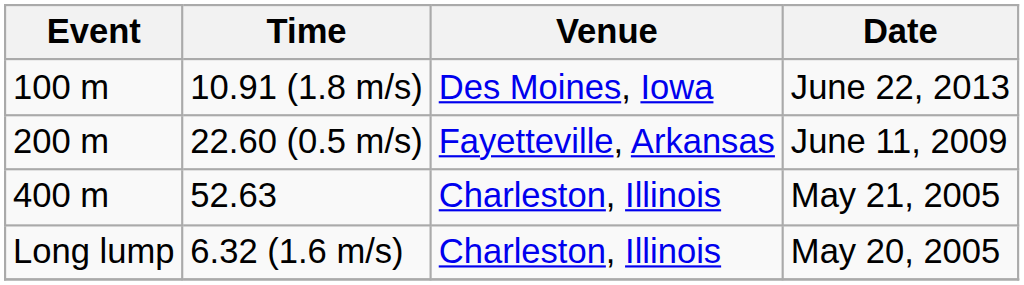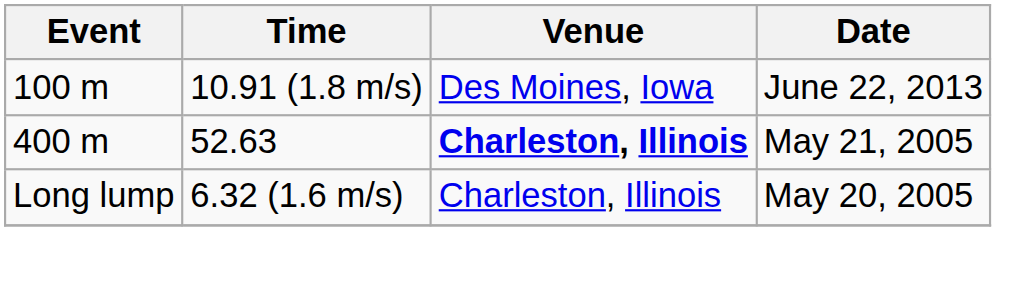- row: (307, 141)
(580, 196) normal -> (593, 141) bold
